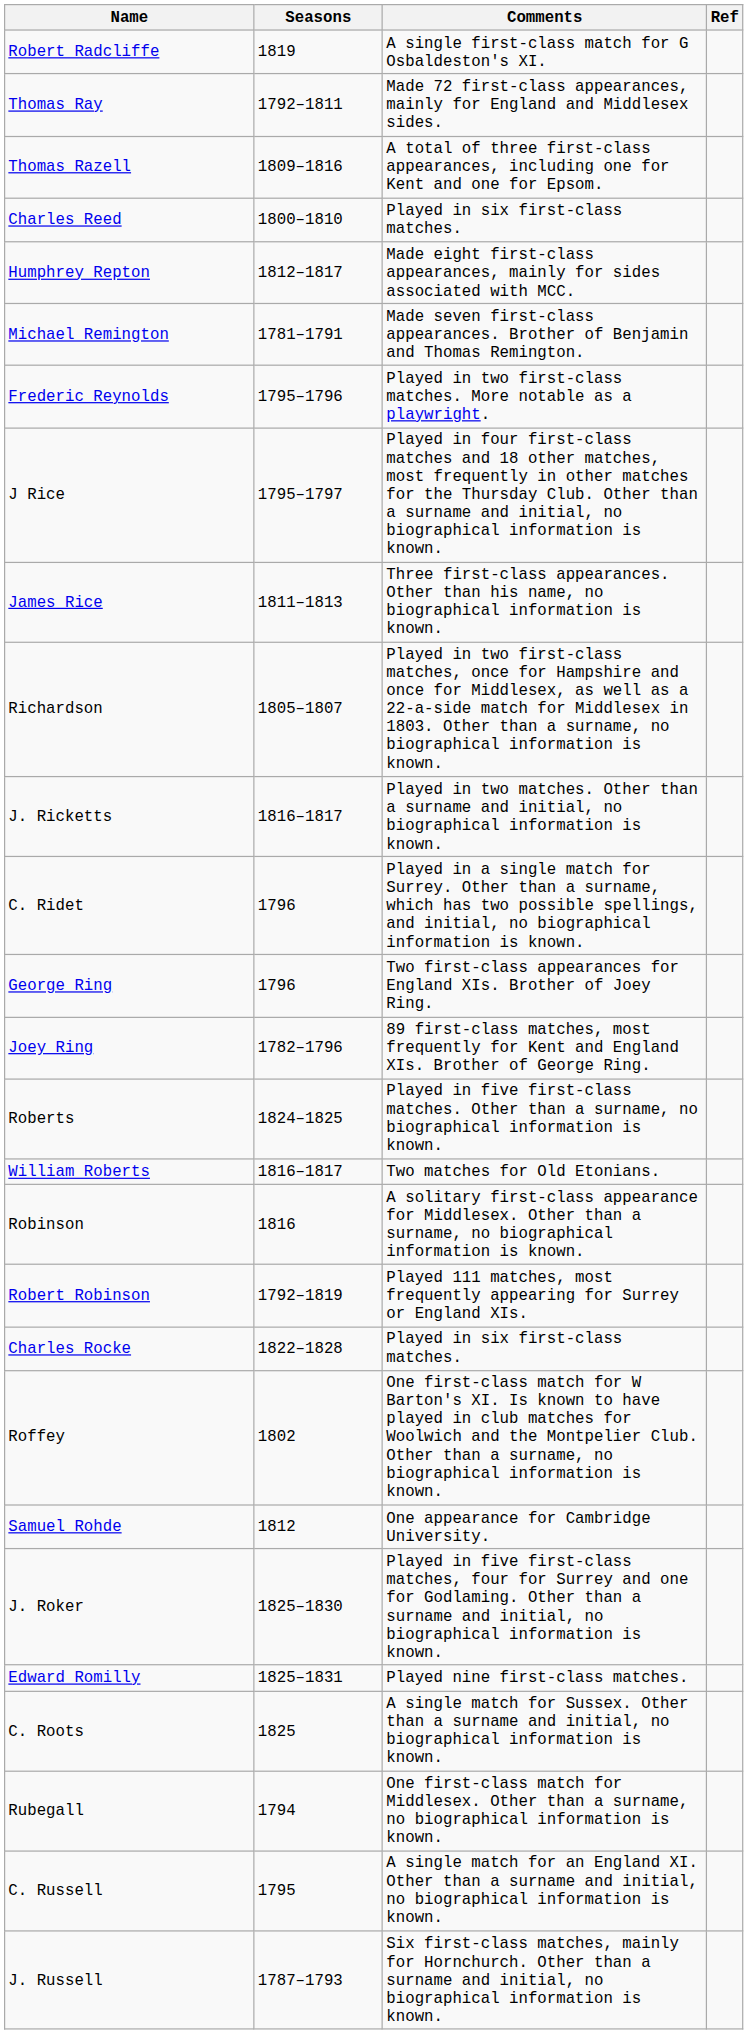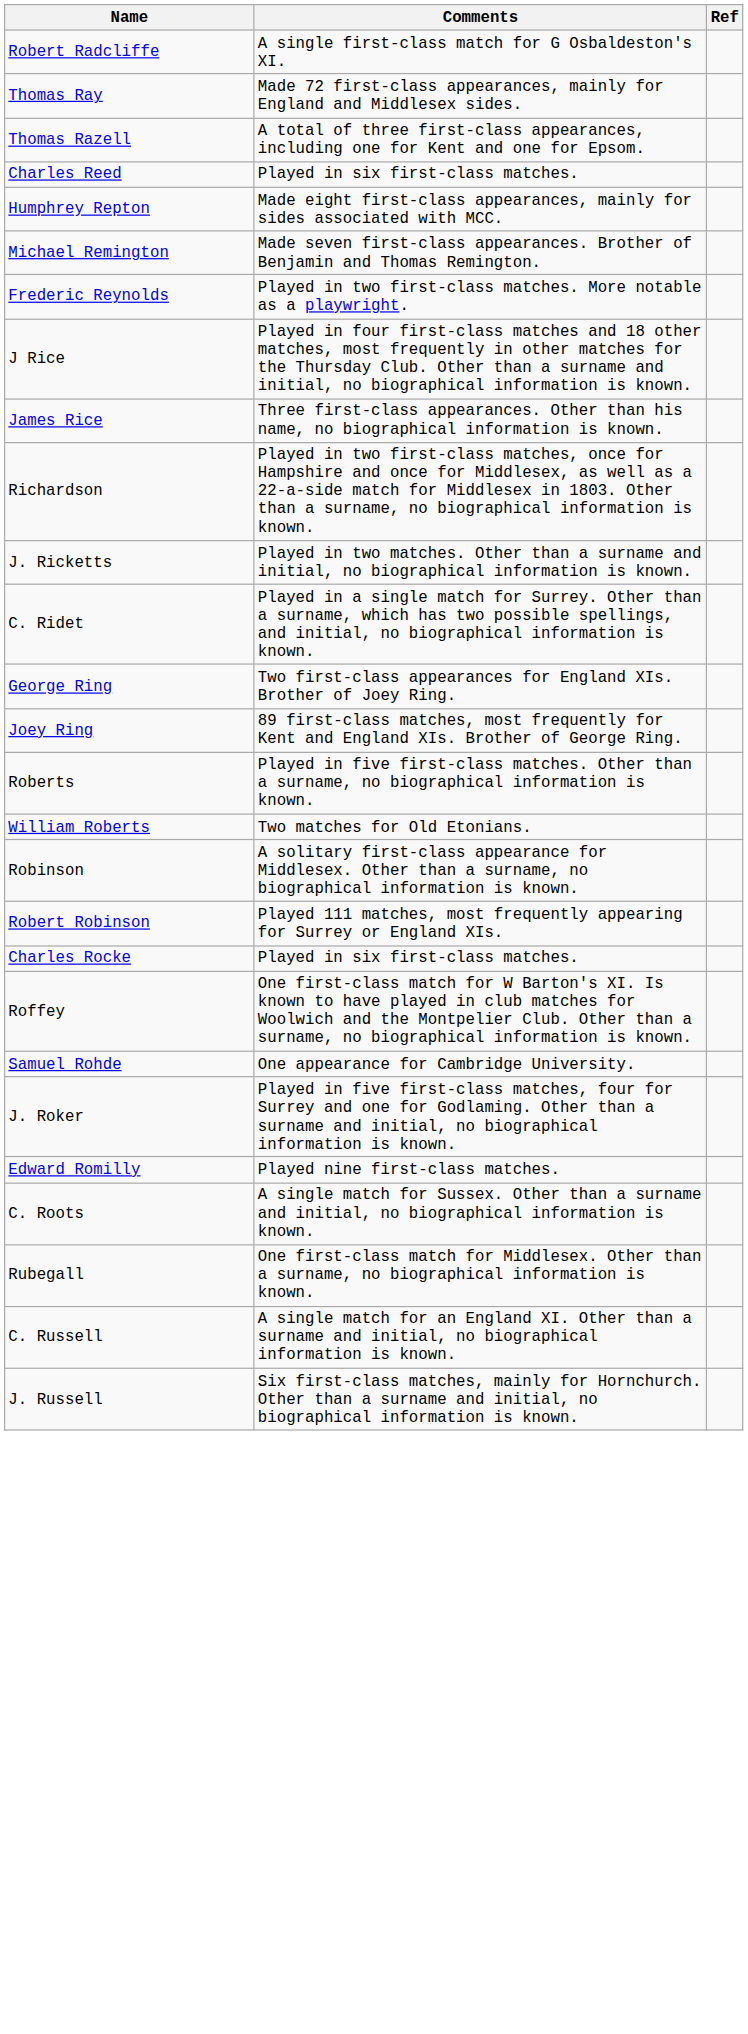- column: (318, 17)
